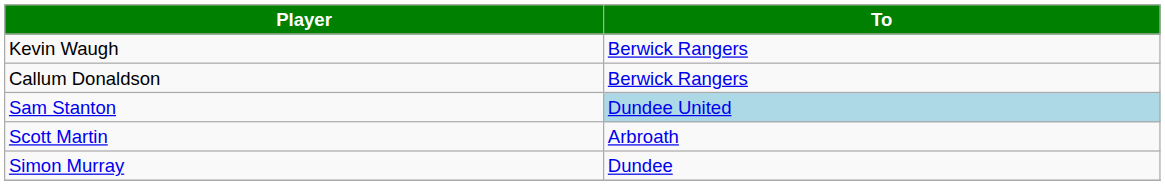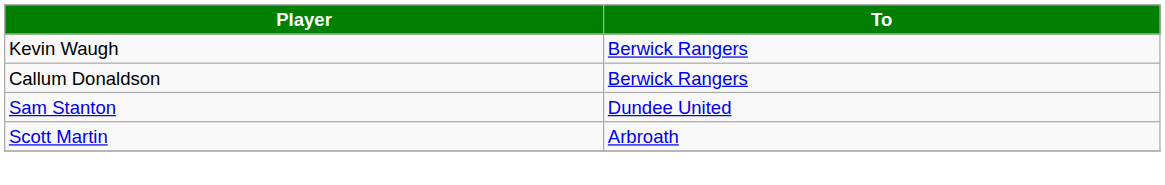(670, 108) lightblue background -> (670, 108) no background
- row: (67, 166)
